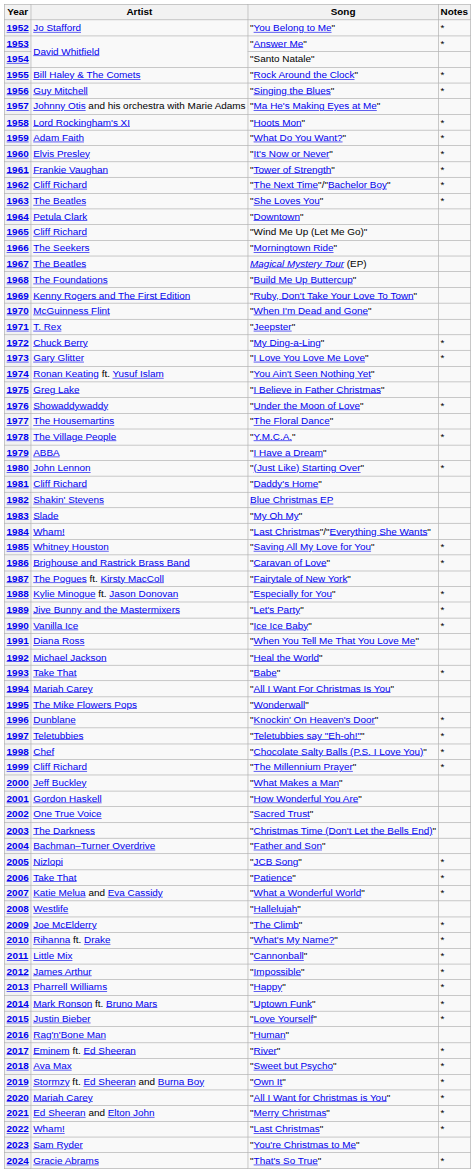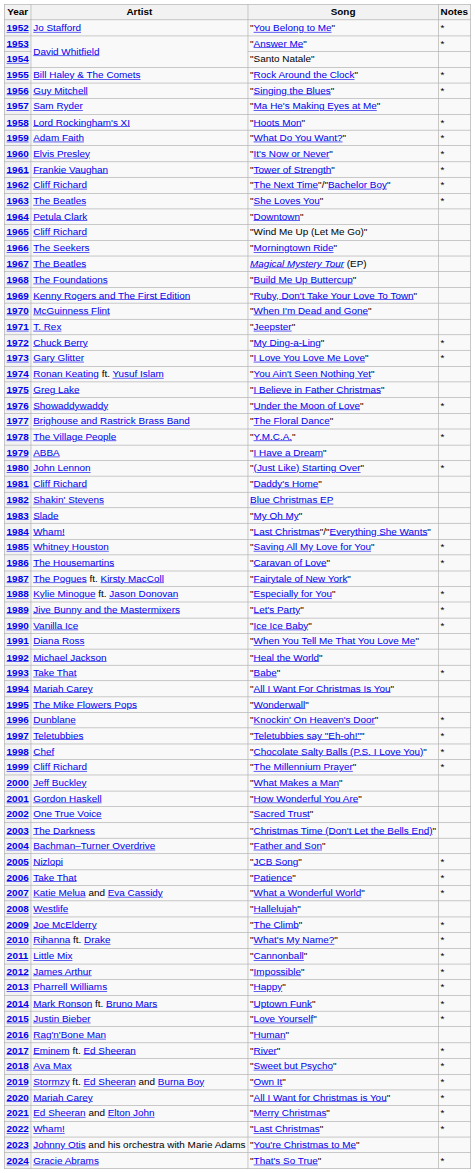(139, 106) Johnny Otis and his orchestra with Marie Adams -> (58, 106) Sam Ryder
(74, 421) The Housemartins -> (112, 421) Brighouse and Rastrick Brass Band
(112, 563) Brighouse and Rastrick Brass Band -> (74, 563) The Housemartins
(58, 1145) Sam Ryder -> (139, 1145) Johnny Otis and his orchestra with Marie Adams
